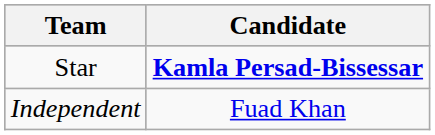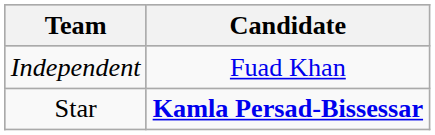rows swapped: (76, 66) <-> (76, 108)
